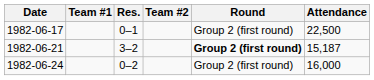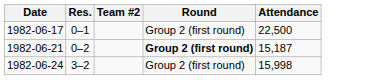- column: (90, 13)
(129, 48) 3–2 -> (80, 48) 0–2
(129, 65) 0–2 -> (80, 65) 3–2
(324, 65) 16,000 -> (275, 65) 15,998
